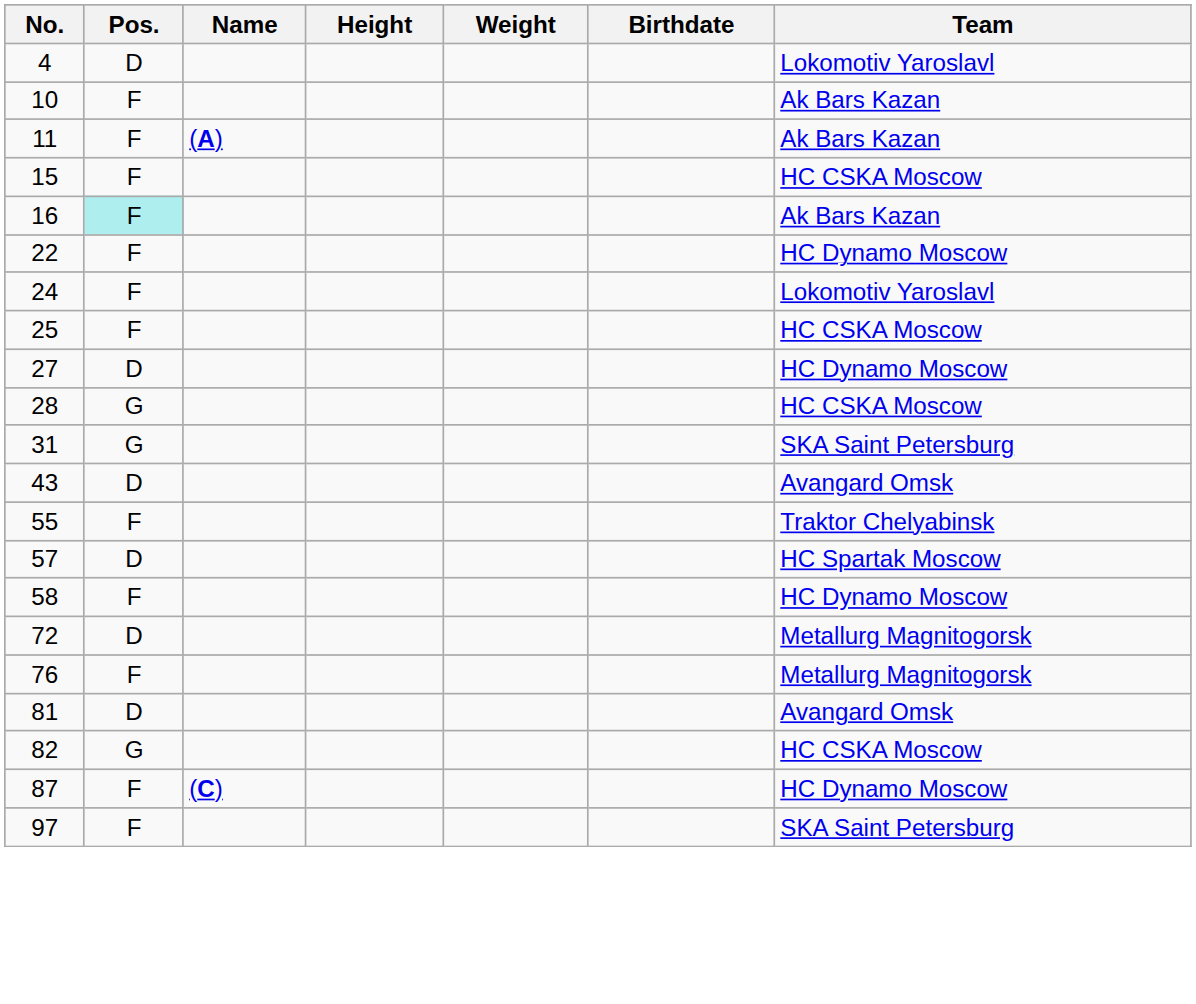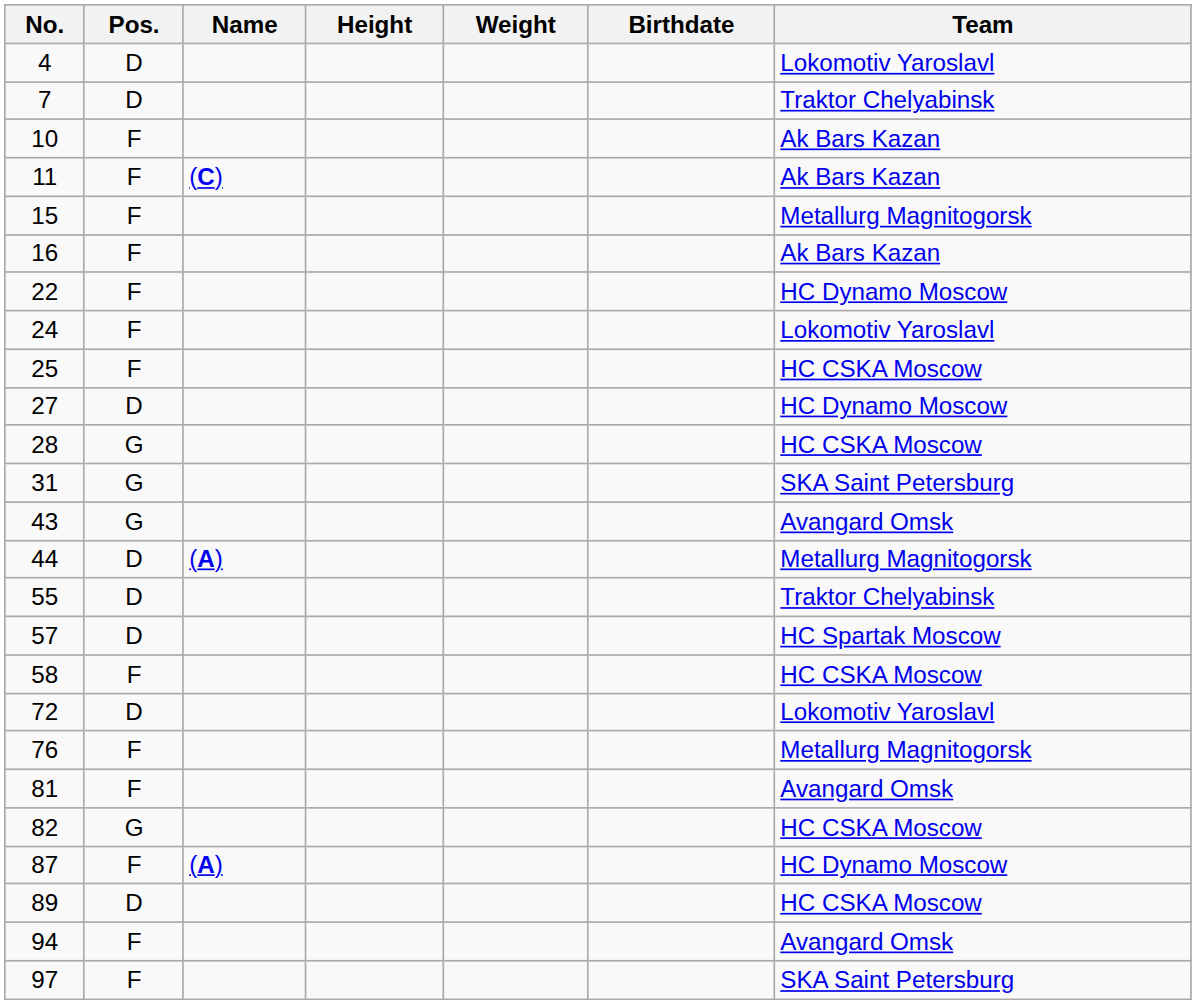+ row: (45, 101)
(206, 139) (A) -> (206, 177) (C)
(881, 177) HC CSKA Moscow -> (906, 215) Metallurg Magnitogorsk
(134, 215) paleturquoise background -> (134, 254) no background
(134, 483) D -> (134, 521) G
+ row: (45, 559)
(134, 521) F -> (134, 598) D
(894, 598) HC Dynamo Moscow -> (881, 674) HC CSKA Moscow
(906, 636) Metallurg Magnitogorsk -> (887, 712) Lokomotiv Yaroslavl
(134, 712) D -> (134, 789) F
(206, 789) (C) -> (206, 865) (A)
+ row: (45, 903)
+ row: (45, 942)
